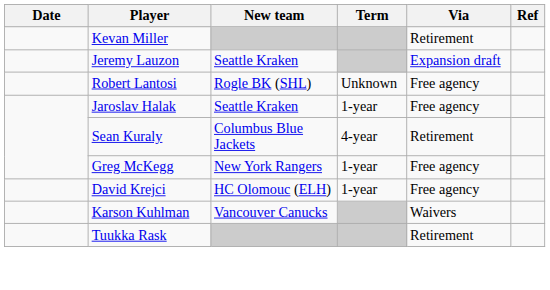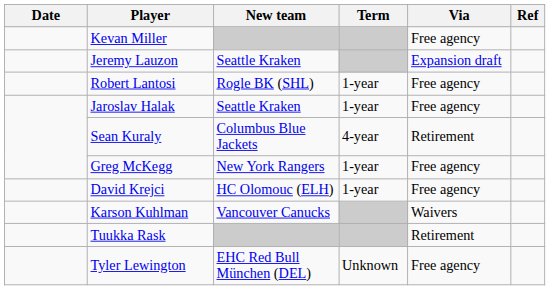(442, 38) Retirement -> (446, 38) Free agency
(369, 83) Unknown -> (360, 83) 1-year
+ row: (138, 265)
